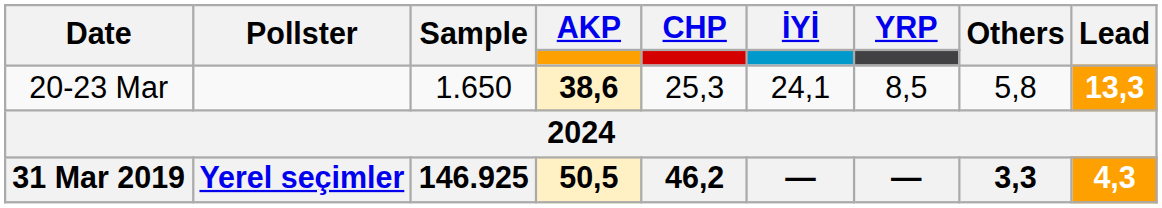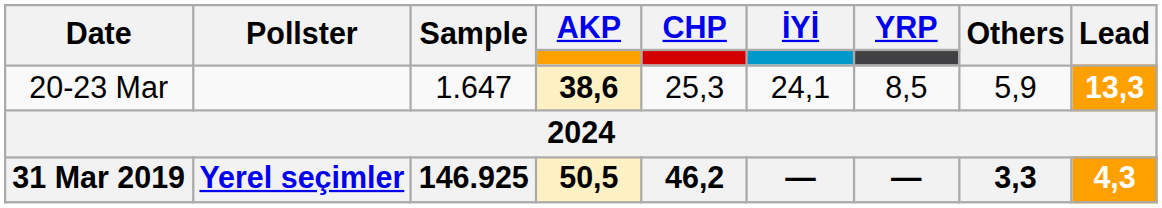(474, 87) 1.650 -> (474, 87) 1.647
(1016, 87) 5,8 -> (1016, 87) 5,9
